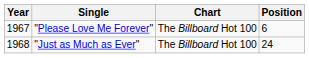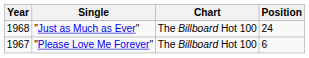rows swapped: (94, 28) <-> (87, 45)
